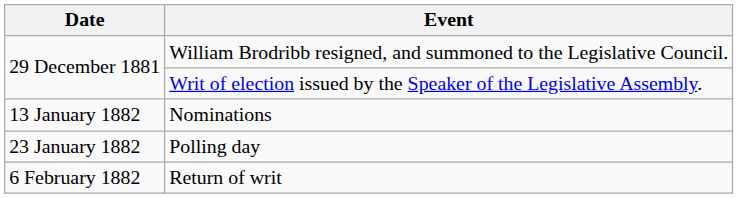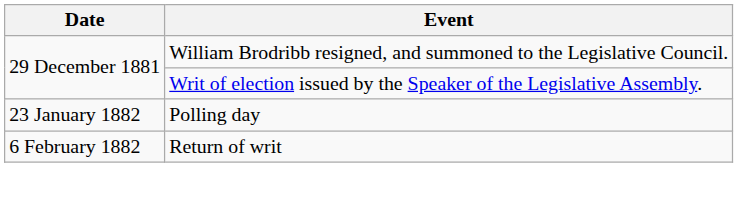- row: (221, 114)
